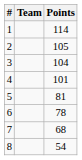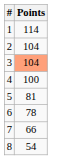- column: (29, 12)
(61, 46) 105 -> (31, 46) 104
(61, 63) no background -> (31, 63) lightsalmon background
(61, 79) 101 -> (31, 79) 100
(61, 130) 68 -> (31, 130) 66
